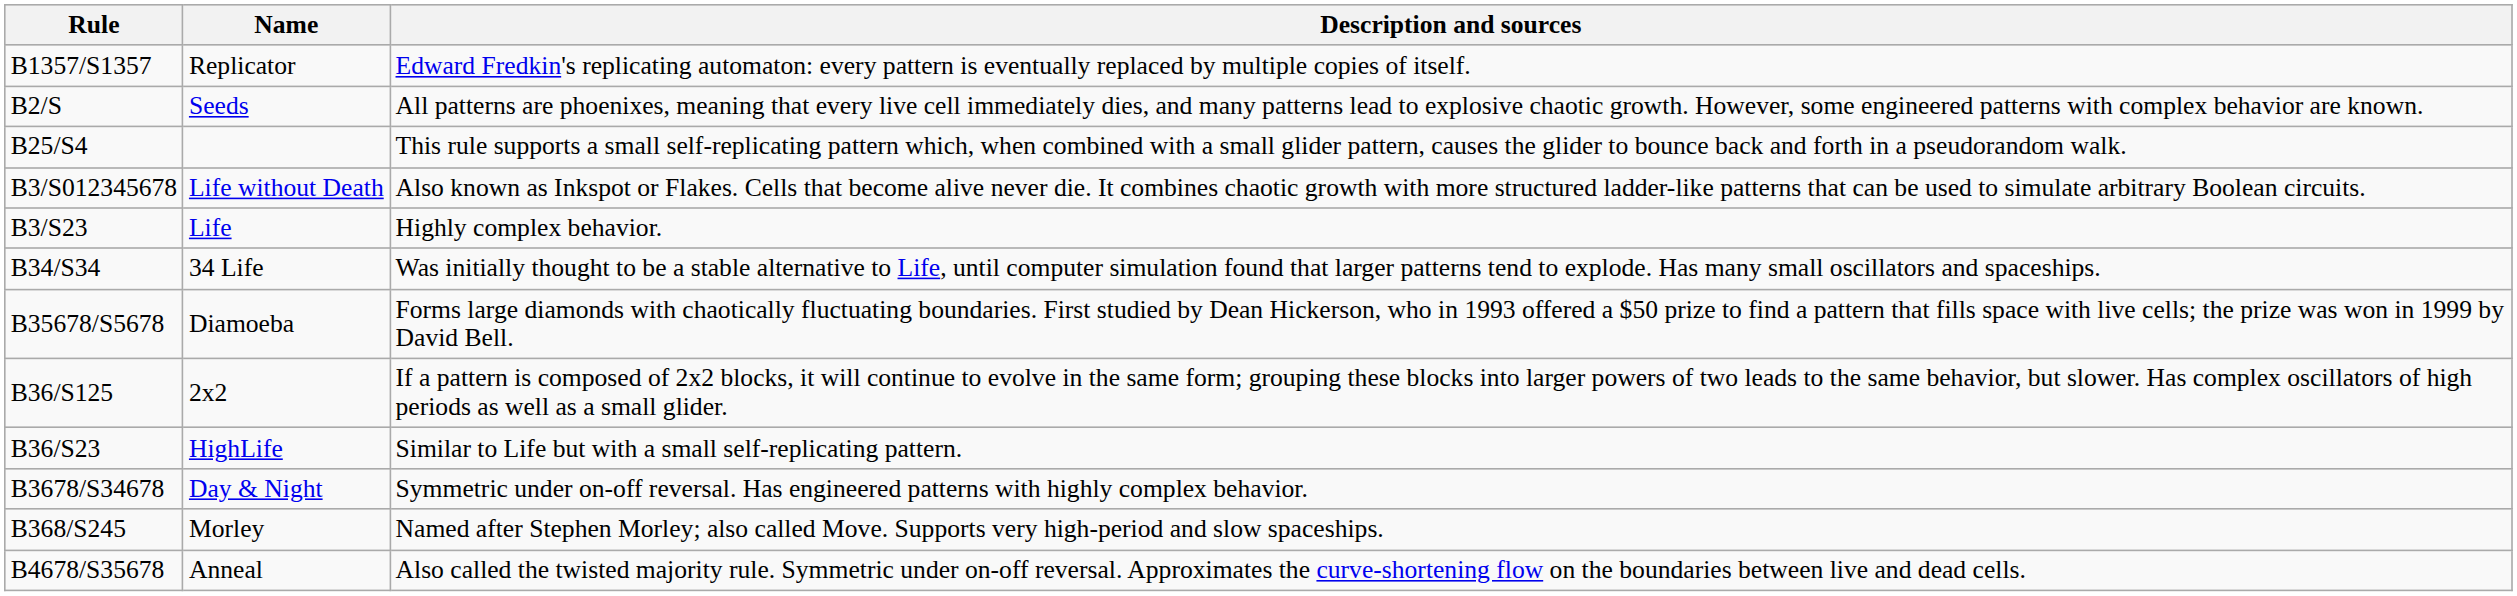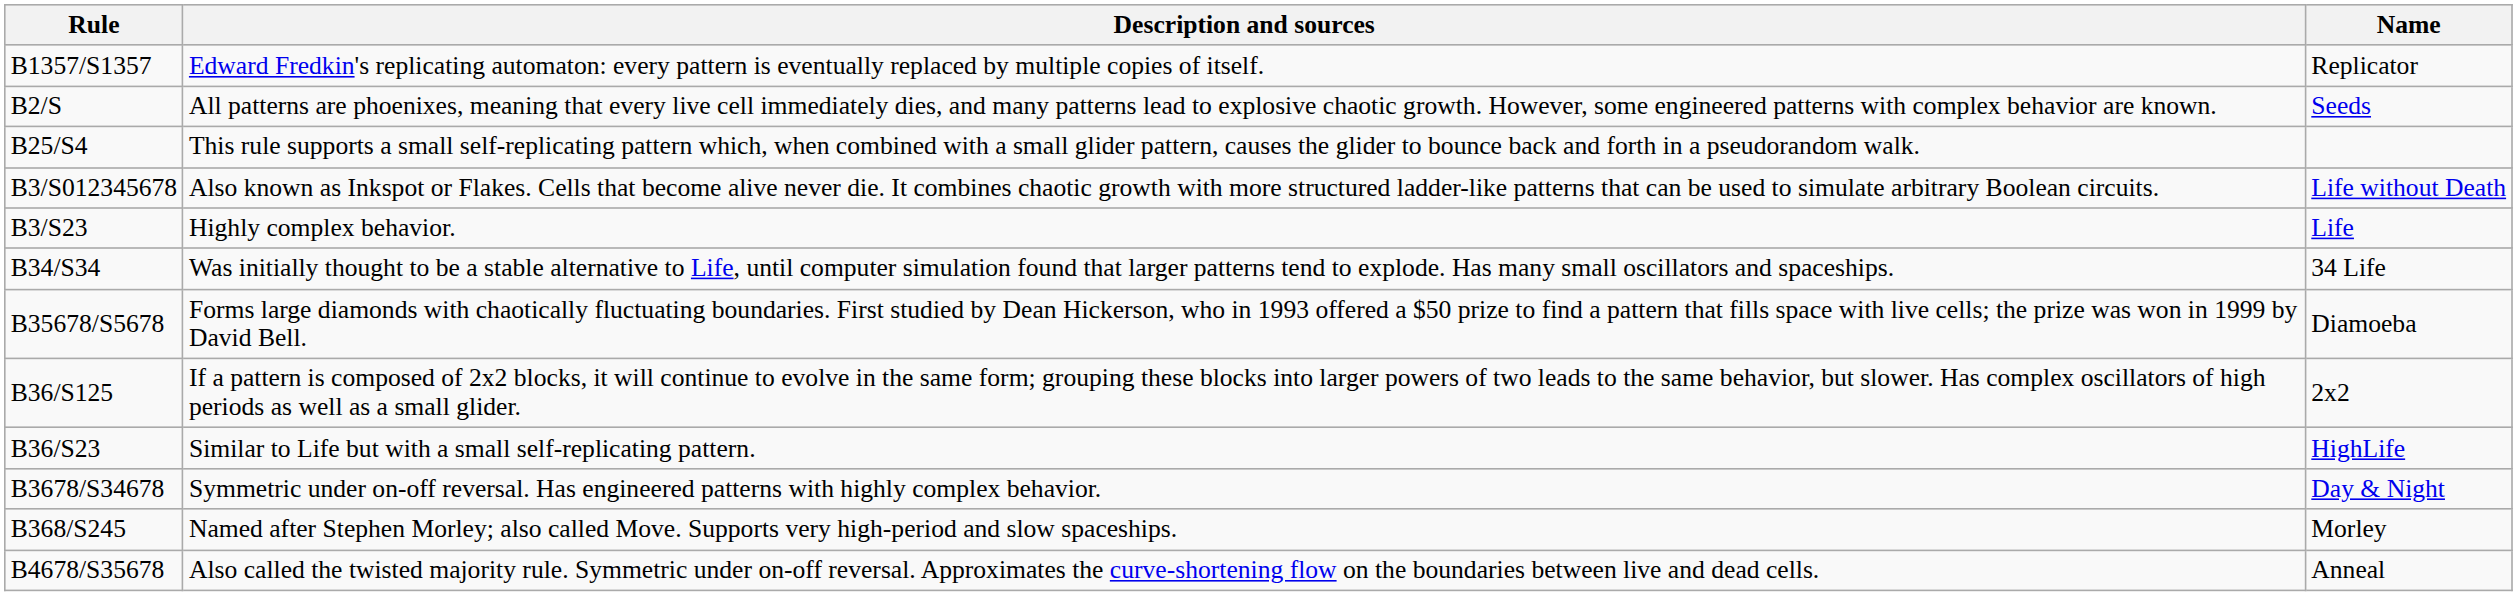columns swapped: (286, 24) <-> (1451, 24)
